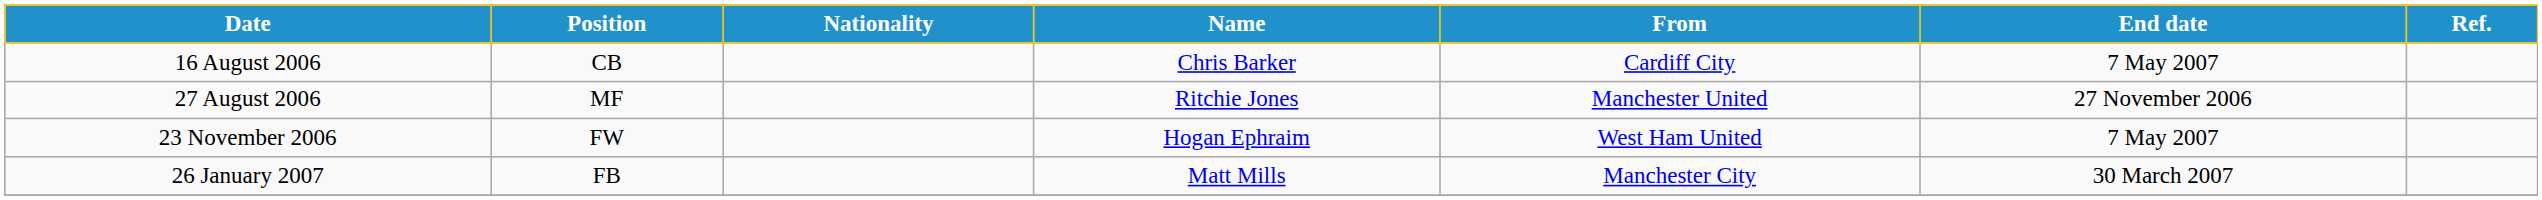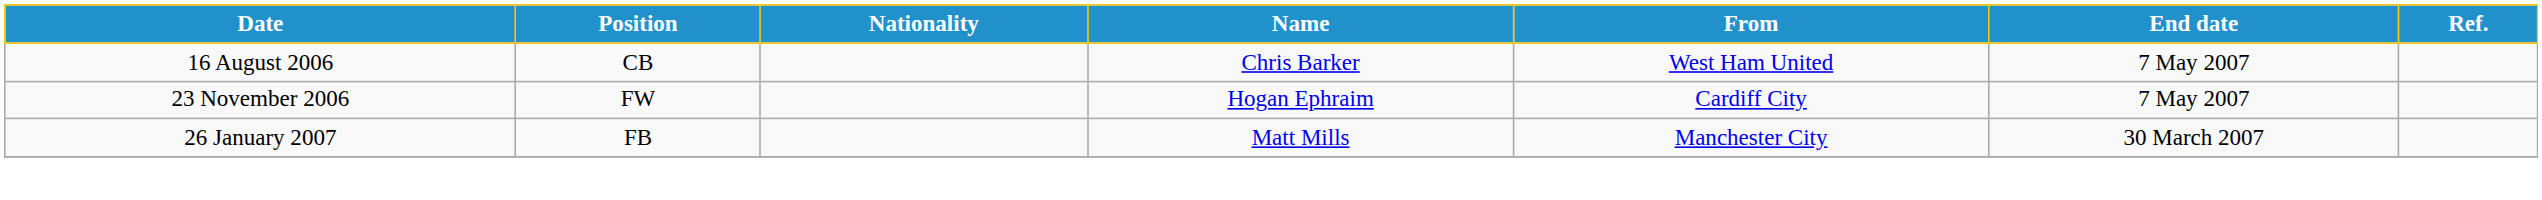(1680, 61) Cardiff City -> (1751, 61) West Ham United
- row: (248, 99)
(1680, 137) West Ham United -> (1751, 99) Cardiff City
